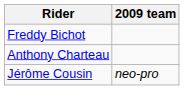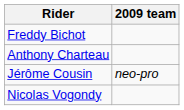+ row: (54, 94)
